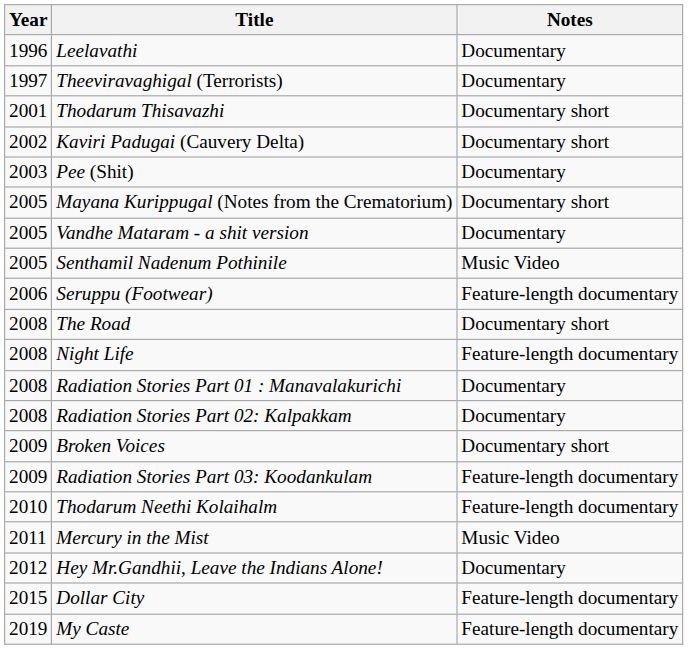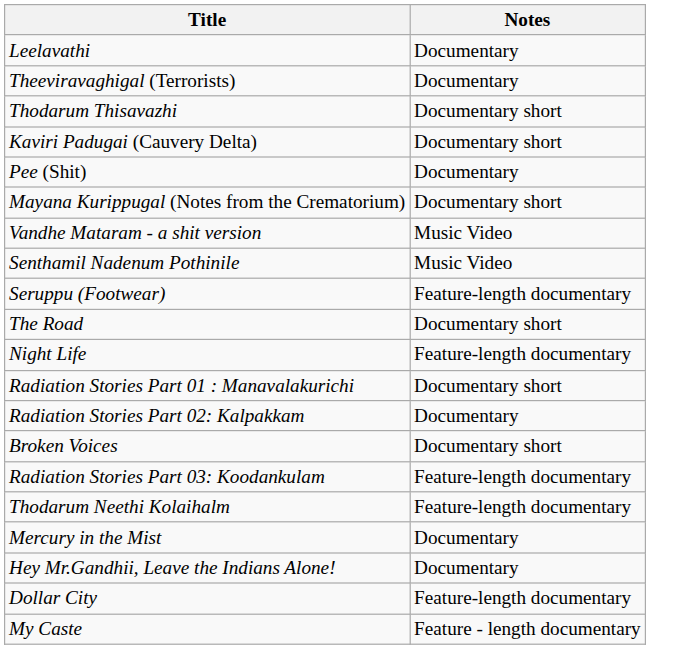- column: (28, 19)
(514, 232) Documentary -> (463, 232) Music Video
(514, 385) Documentary -> (488, 385) Documentary short
(510, 537) Music Video -> (466, 537) Documentary
(570, 628) Feature-length documentary -> (527, 628) Feature - length documentary
